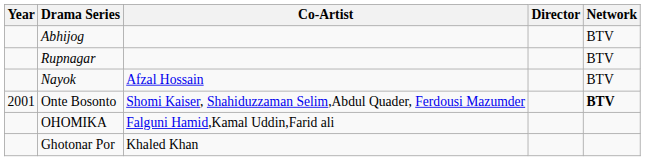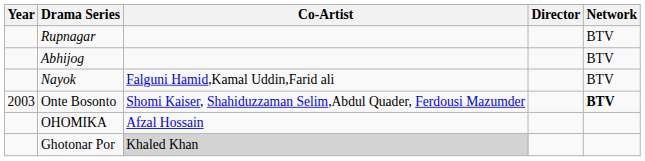rows swapped: (68, 58) <-> (63, 36)
(165, 79) Afzal Hossain -> (230, 79) Falguni Hamid,Kamal Uddin,Farid ali
(21, 101) 2001 -> (21, 101) 2003
(230, 123) Falguni Hamid,Kamal Uddin,Farid ali -> (165, 123) Afzal Hossain
(162, 144) no background -> (162, 144) lightgrey background
